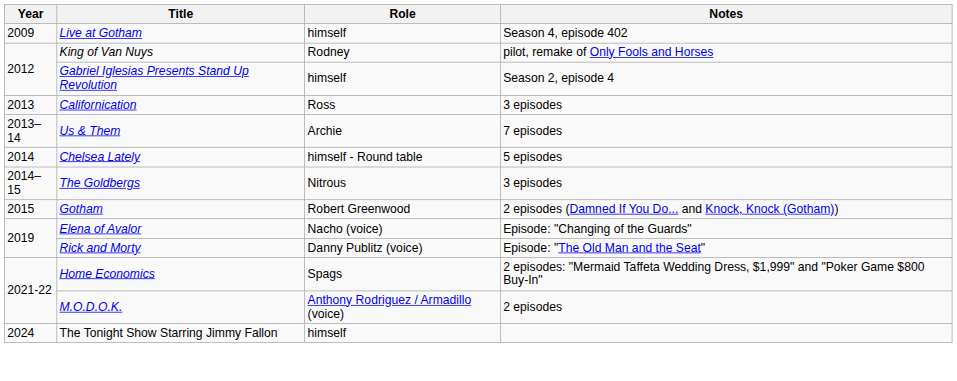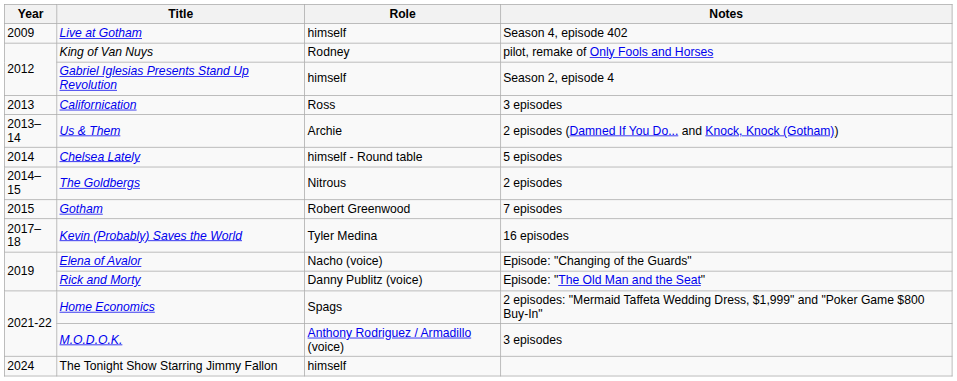(533, 131) 7 episodes -> (671, 131) 2 episodes (Damned If You Do... and Knock, Knock (Gotham))
(533, 183) 3 episodes -> (533, 183) 2 episodes
(671, 209) 2 episodes (Damned If You Do... and Knock, Knock (Gotham)) -> (533, 209) 7 episodes
+ row: (151, 235)
(533, 307) 2 episodes -> (533, 340) 3 episodes
